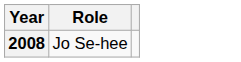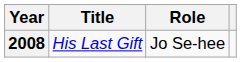+ column: (97, 17)
